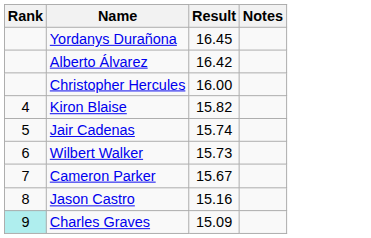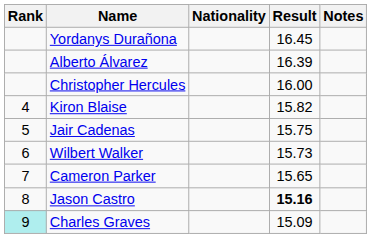+ column: (229, 16)
(214, 62) 16.42 -> (295, 62) 16.39
(214, 130) 15.74 -> (295, 130) 15.75
(214, 176) 15.67 -> (295, 176) 15.65
(214, 199) normal -> (295, 199) bold
